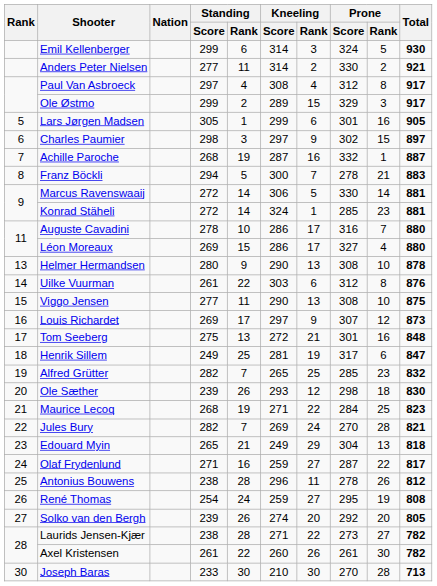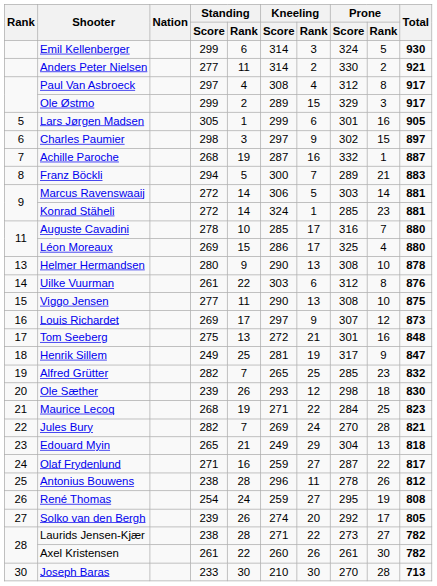(349, 175) 278 -> (349, 175) 289
(349, 193) 330 -> (349, 193) 303
(279, 229) 286 -> (279, 229) 285
(349, 247) 327 -> (349, 247) 325
(383, 355) 6 -> (383, 355) 9
(383, 517) 20 -> (383, 517) 17
